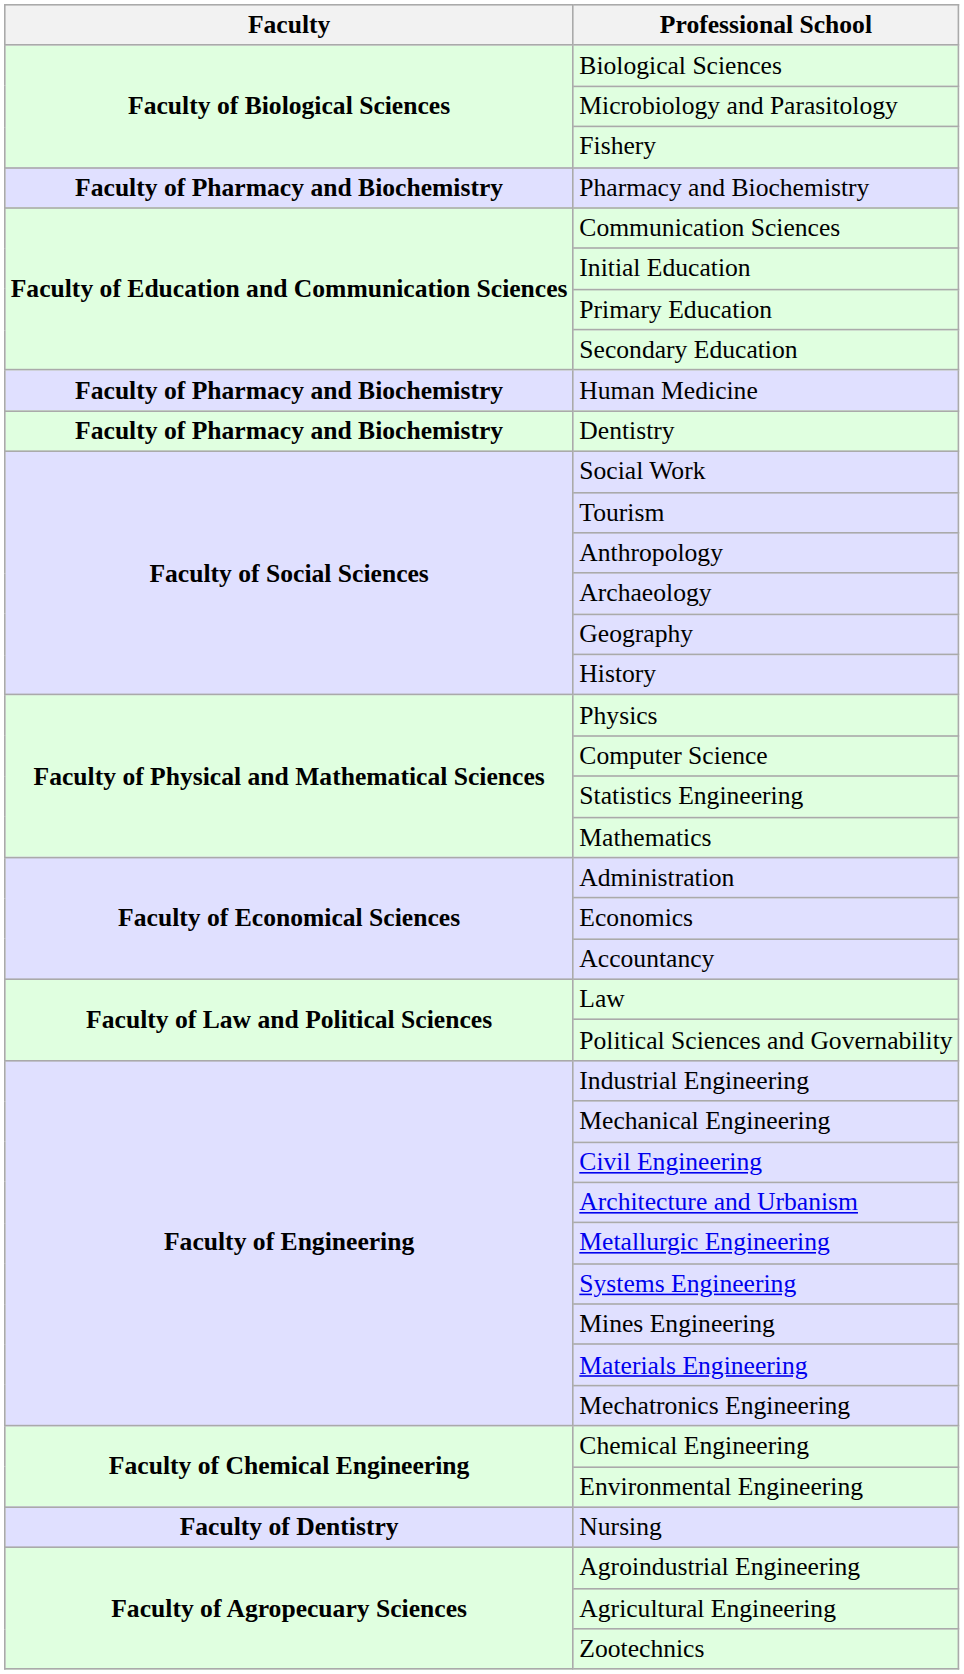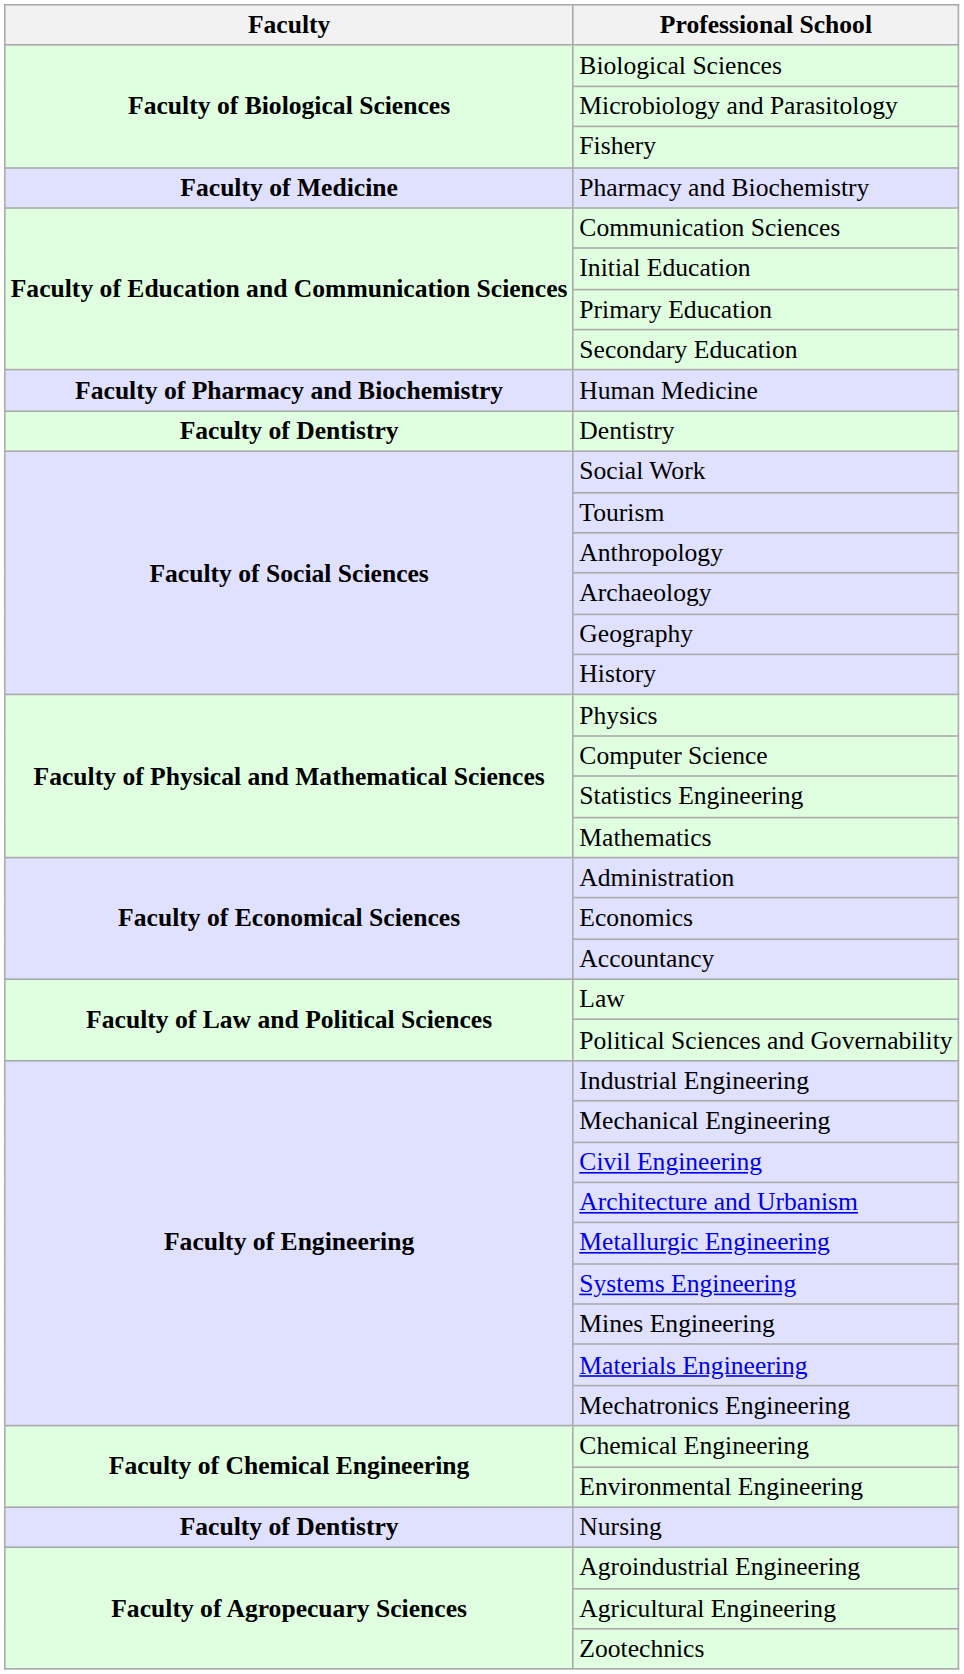(289, 187) Faculty of Pharmacy and Biochemistry -> (289, 187) Faculty of Medicine
(289, 430) Faculty of Pharmacy and Biochemistry -> (289, 430) Faculty of Dentistry
